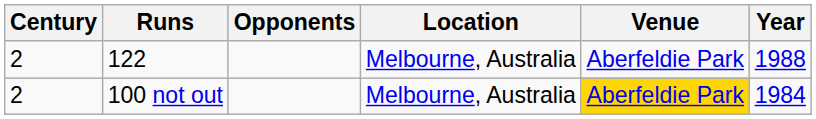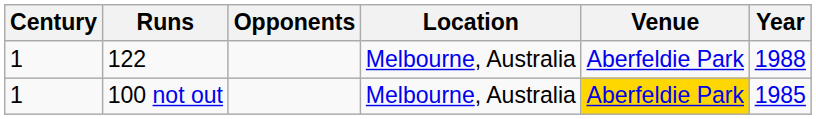(16, 59) 2 -> (16, 59) 1
(16, 95) 2 -> (16, 95) 1
(780, 95) 1984 -> (780, 95) 1985
